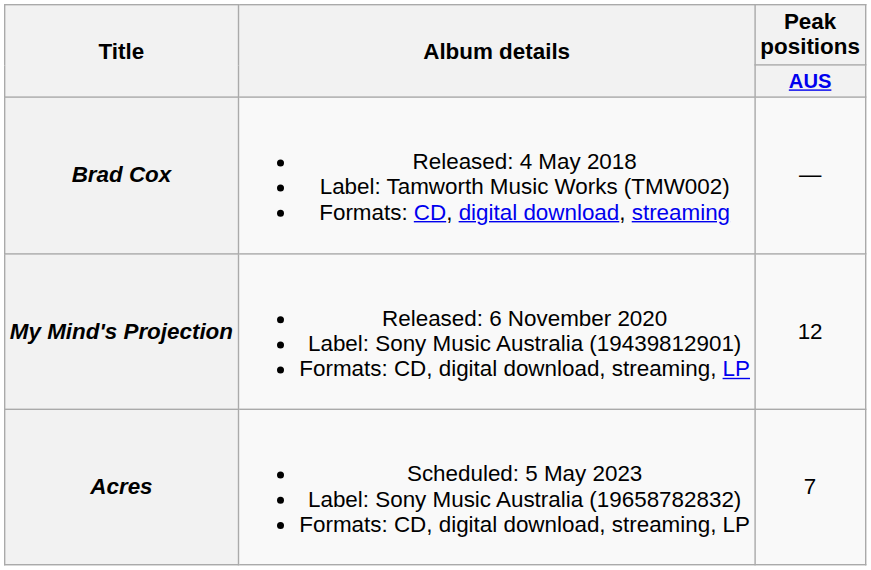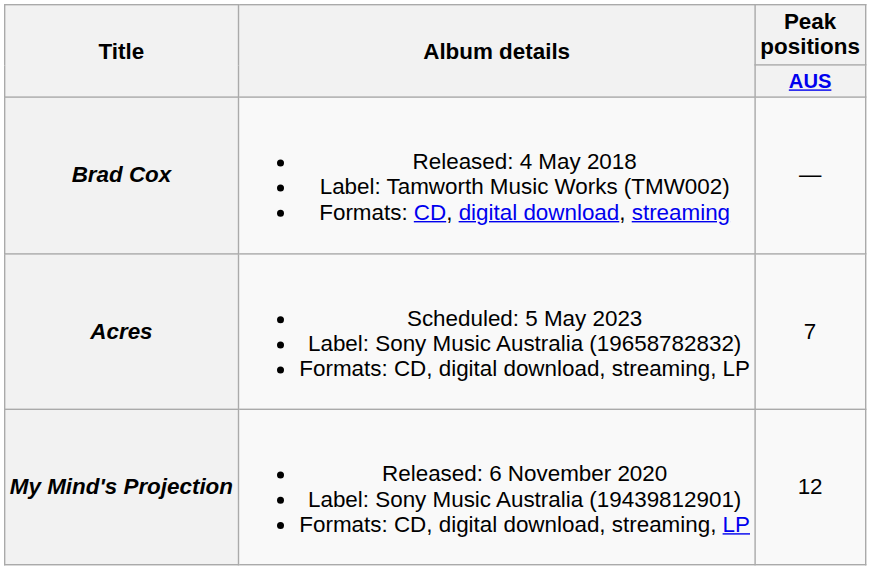rows swapped: (121, 330) <-> (121, 486)
